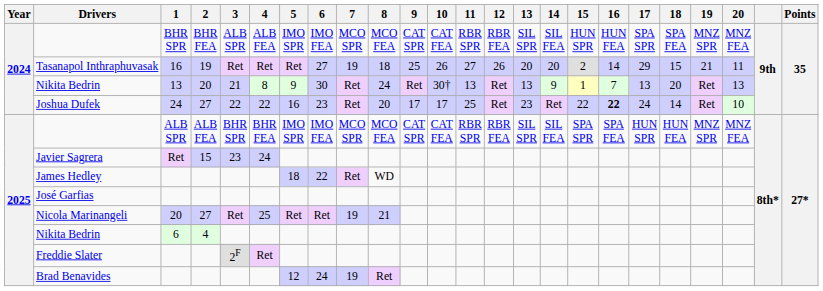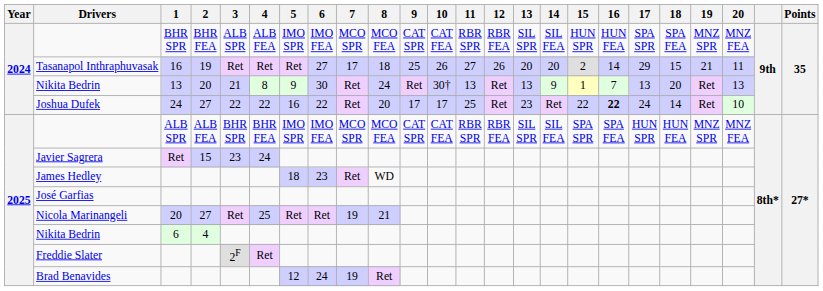(352, 66) 19 -> (352, 66) 17
(322, 104) 23 -> (322, 104) 22
(322, 176) 22 -> (322, 176) 23
